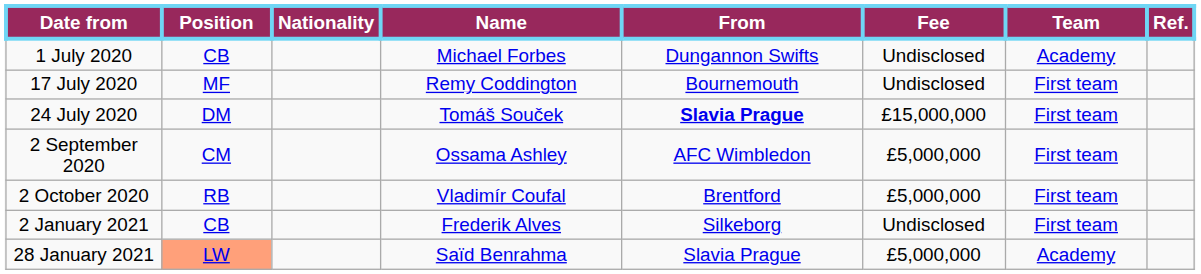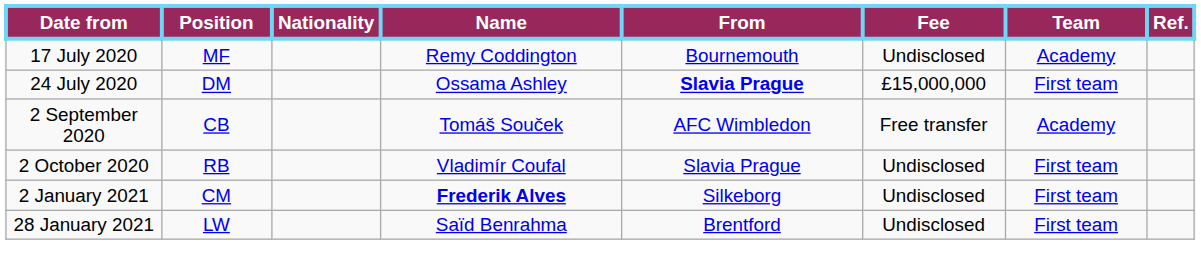- row: (84, 55)
(1076, 85) First team -> (1076, 55) Academy
(501, 115) Tomáš Souček -> (501, 85) Ossama Ashley
(216, 155) CM -> (216, 125) CB
(501, 155) Ossama Ashley -> (501, 125) Tomáš Souček
(934, 155) £5,000,000 -> (934, 125) Free transfer
(1076, 155) First team -> (1076, 125) Academy
(742, 195) Brentford -> (742, 165) Slavia Prague
(934, 195) £5,000,000 -> (934, 165) Undisclosed
(216, 225) CB -> (216, 195) CM
(501, 225) normal -> (501, 195) bold
(216, 255) lightsalmon background -> (216, 225) no background
(742, 255) Slavia Prague -> (742, 225) Brentford
(934, 255) £5,000,000 -> (934, 225) Undisclosed
(1076, 255) Academy -> (1076, 225) First team
